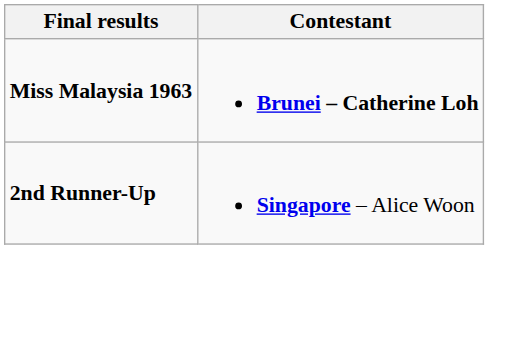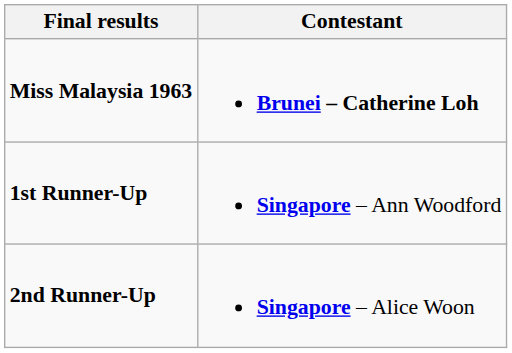+ row: (79, 192)
